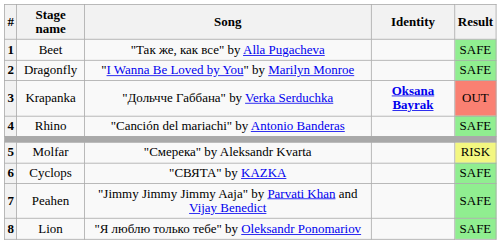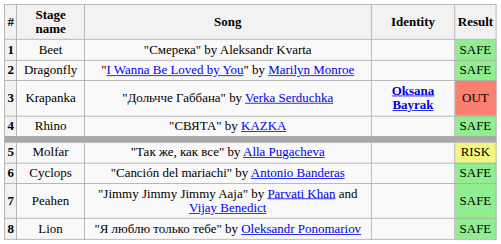(228, 49) "Так же, как все" by Alla Pugacheva -> (228, 49) "Смерека" by Aleksandr Kvarta
(228, 126) "Canción del mariachi" by Antonio Banderas -> (228, 126) "СВЯТА" by KAZKA
(228, 152) "Смерека" by Aleksandr Kvarta -> (228, 152) "Так же, как все" by Alla Pugacheva
(228, 173) "СВЯТА" by KAZKA -> (228, 173) "Canción del mariachi" by Antonio Banderas
